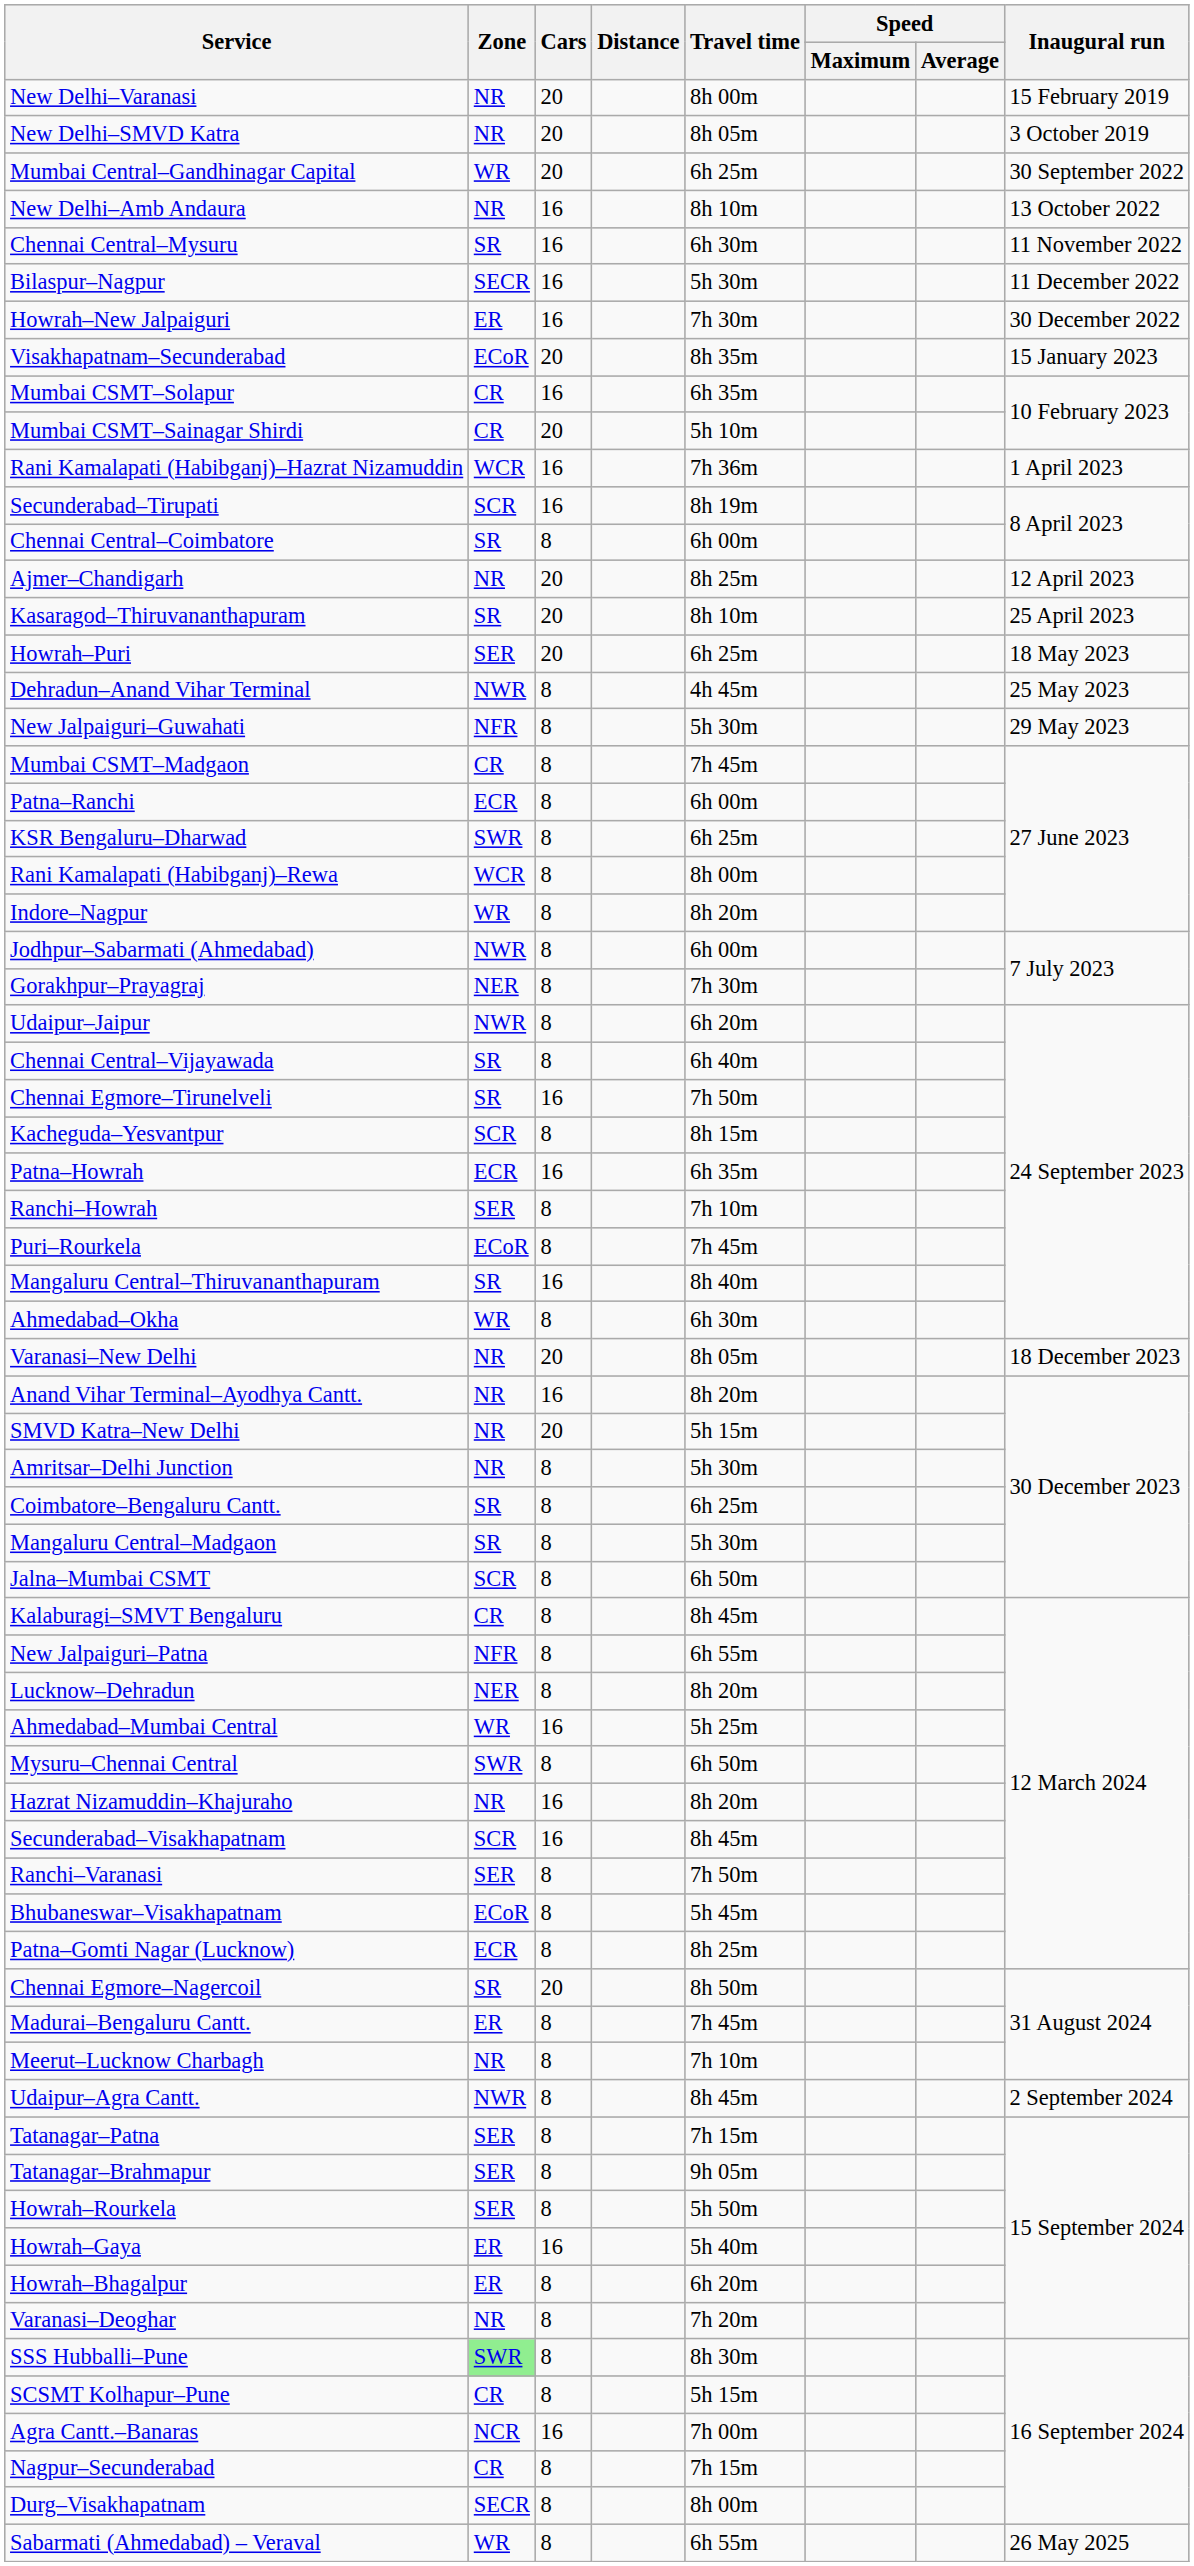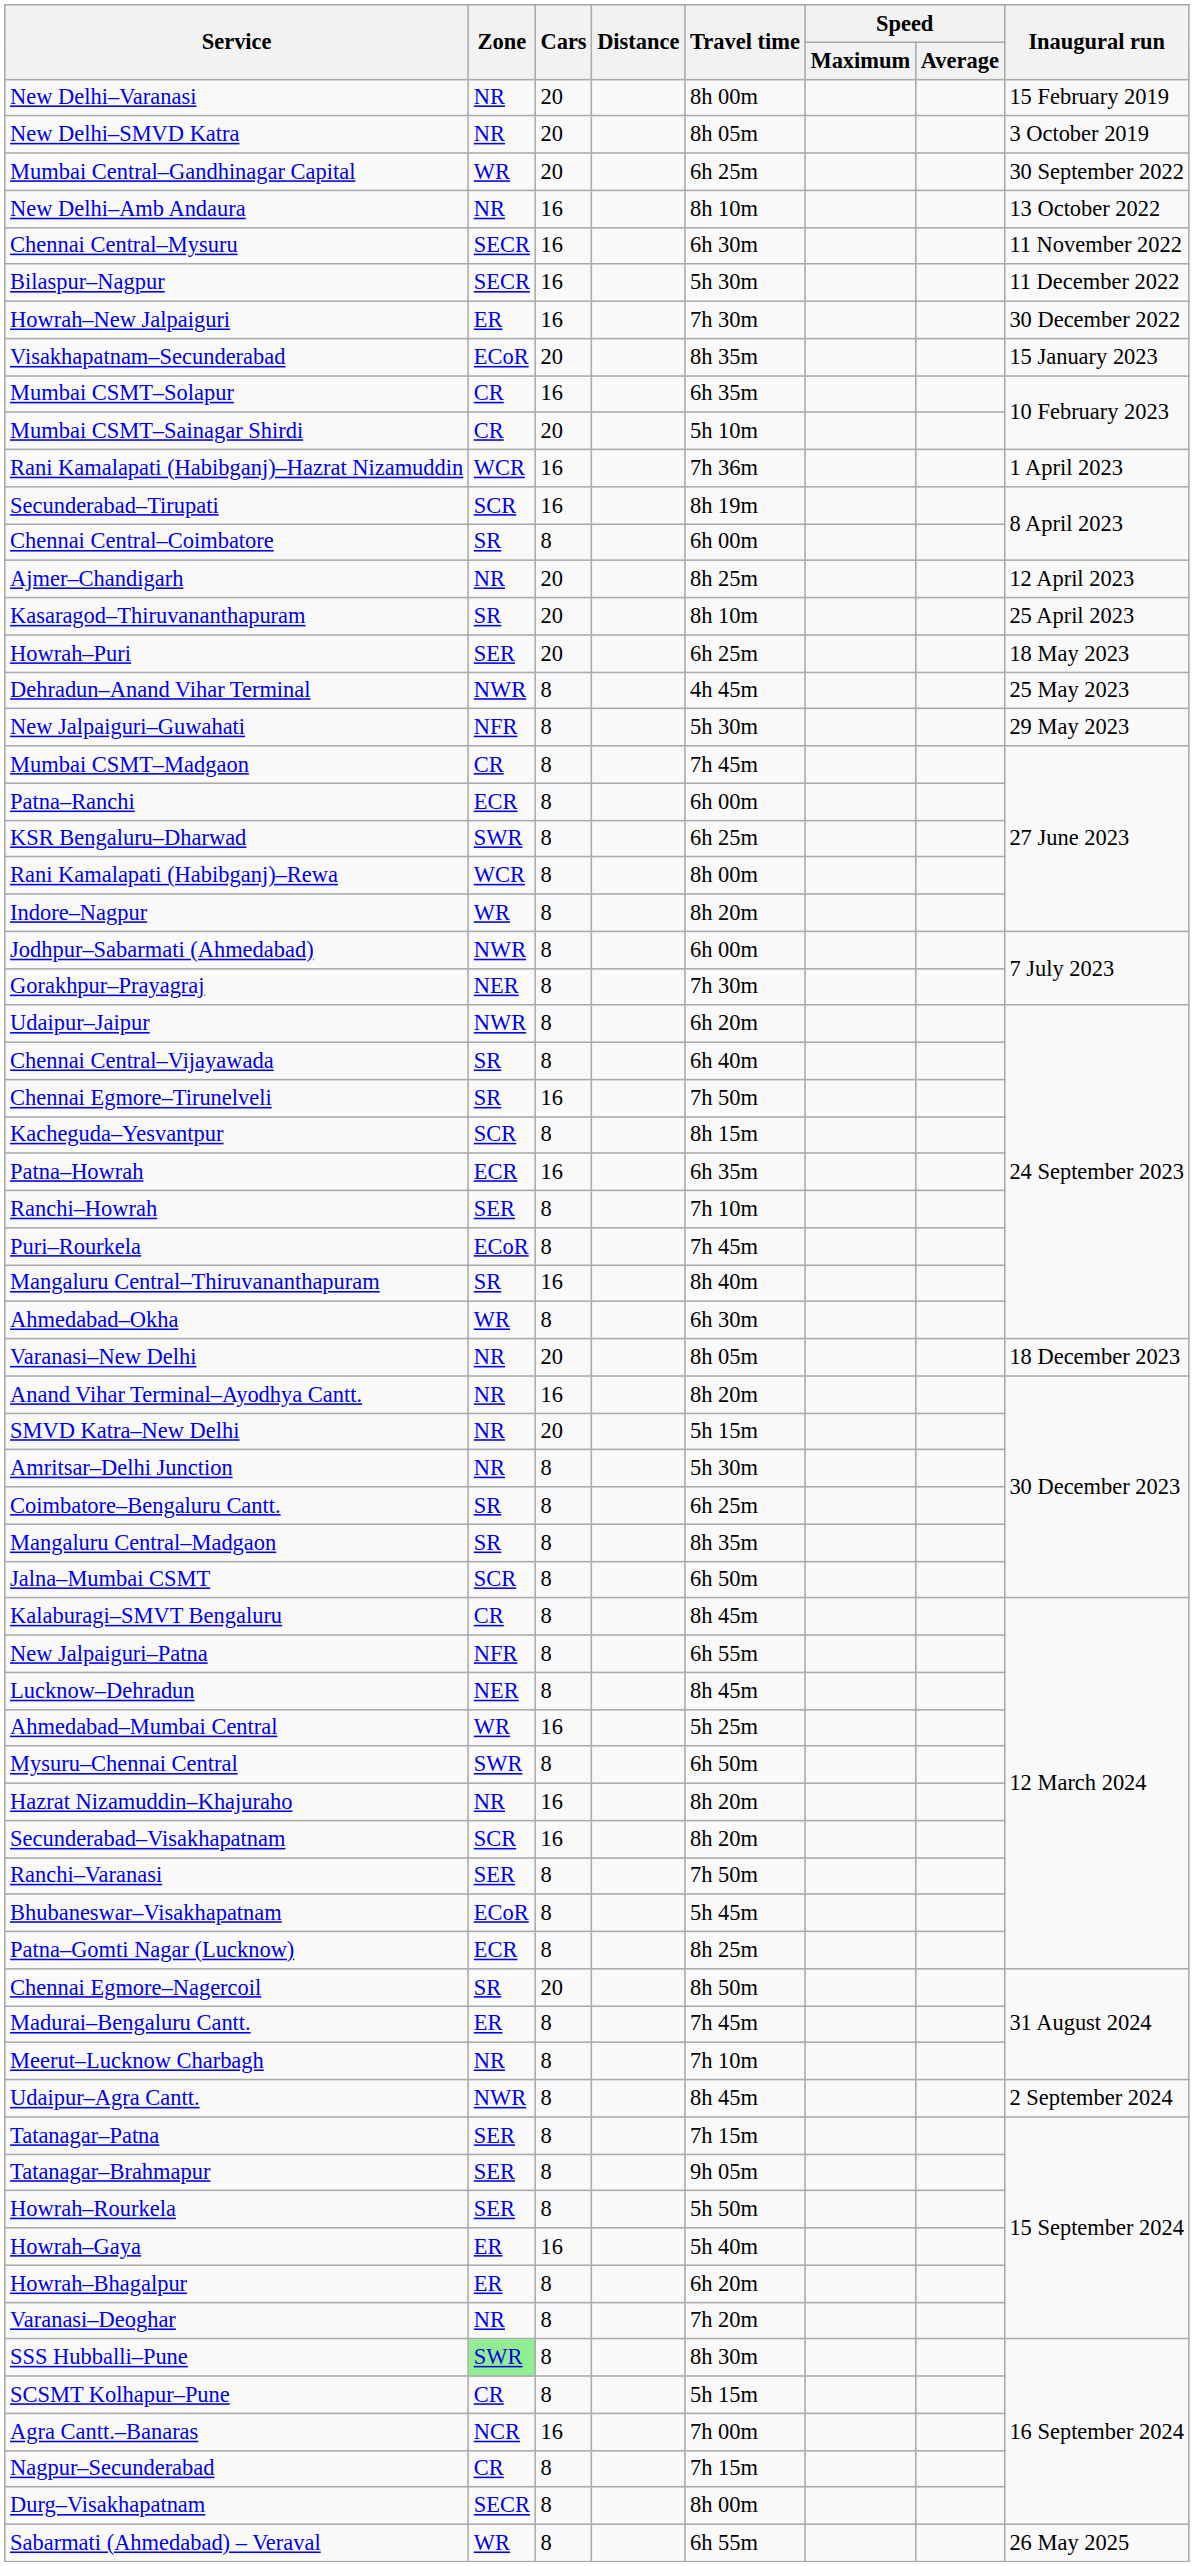(488, 245) SR -> (502, 245) SECR
(724, 1542) 5h 30m -> (724, 1542) 8h 35m
(724, 1690) 8h 20m -> (724, 1690) 8h 45m
(724, 1838) 8h 45m -> (724, 1838) 8h 20m
